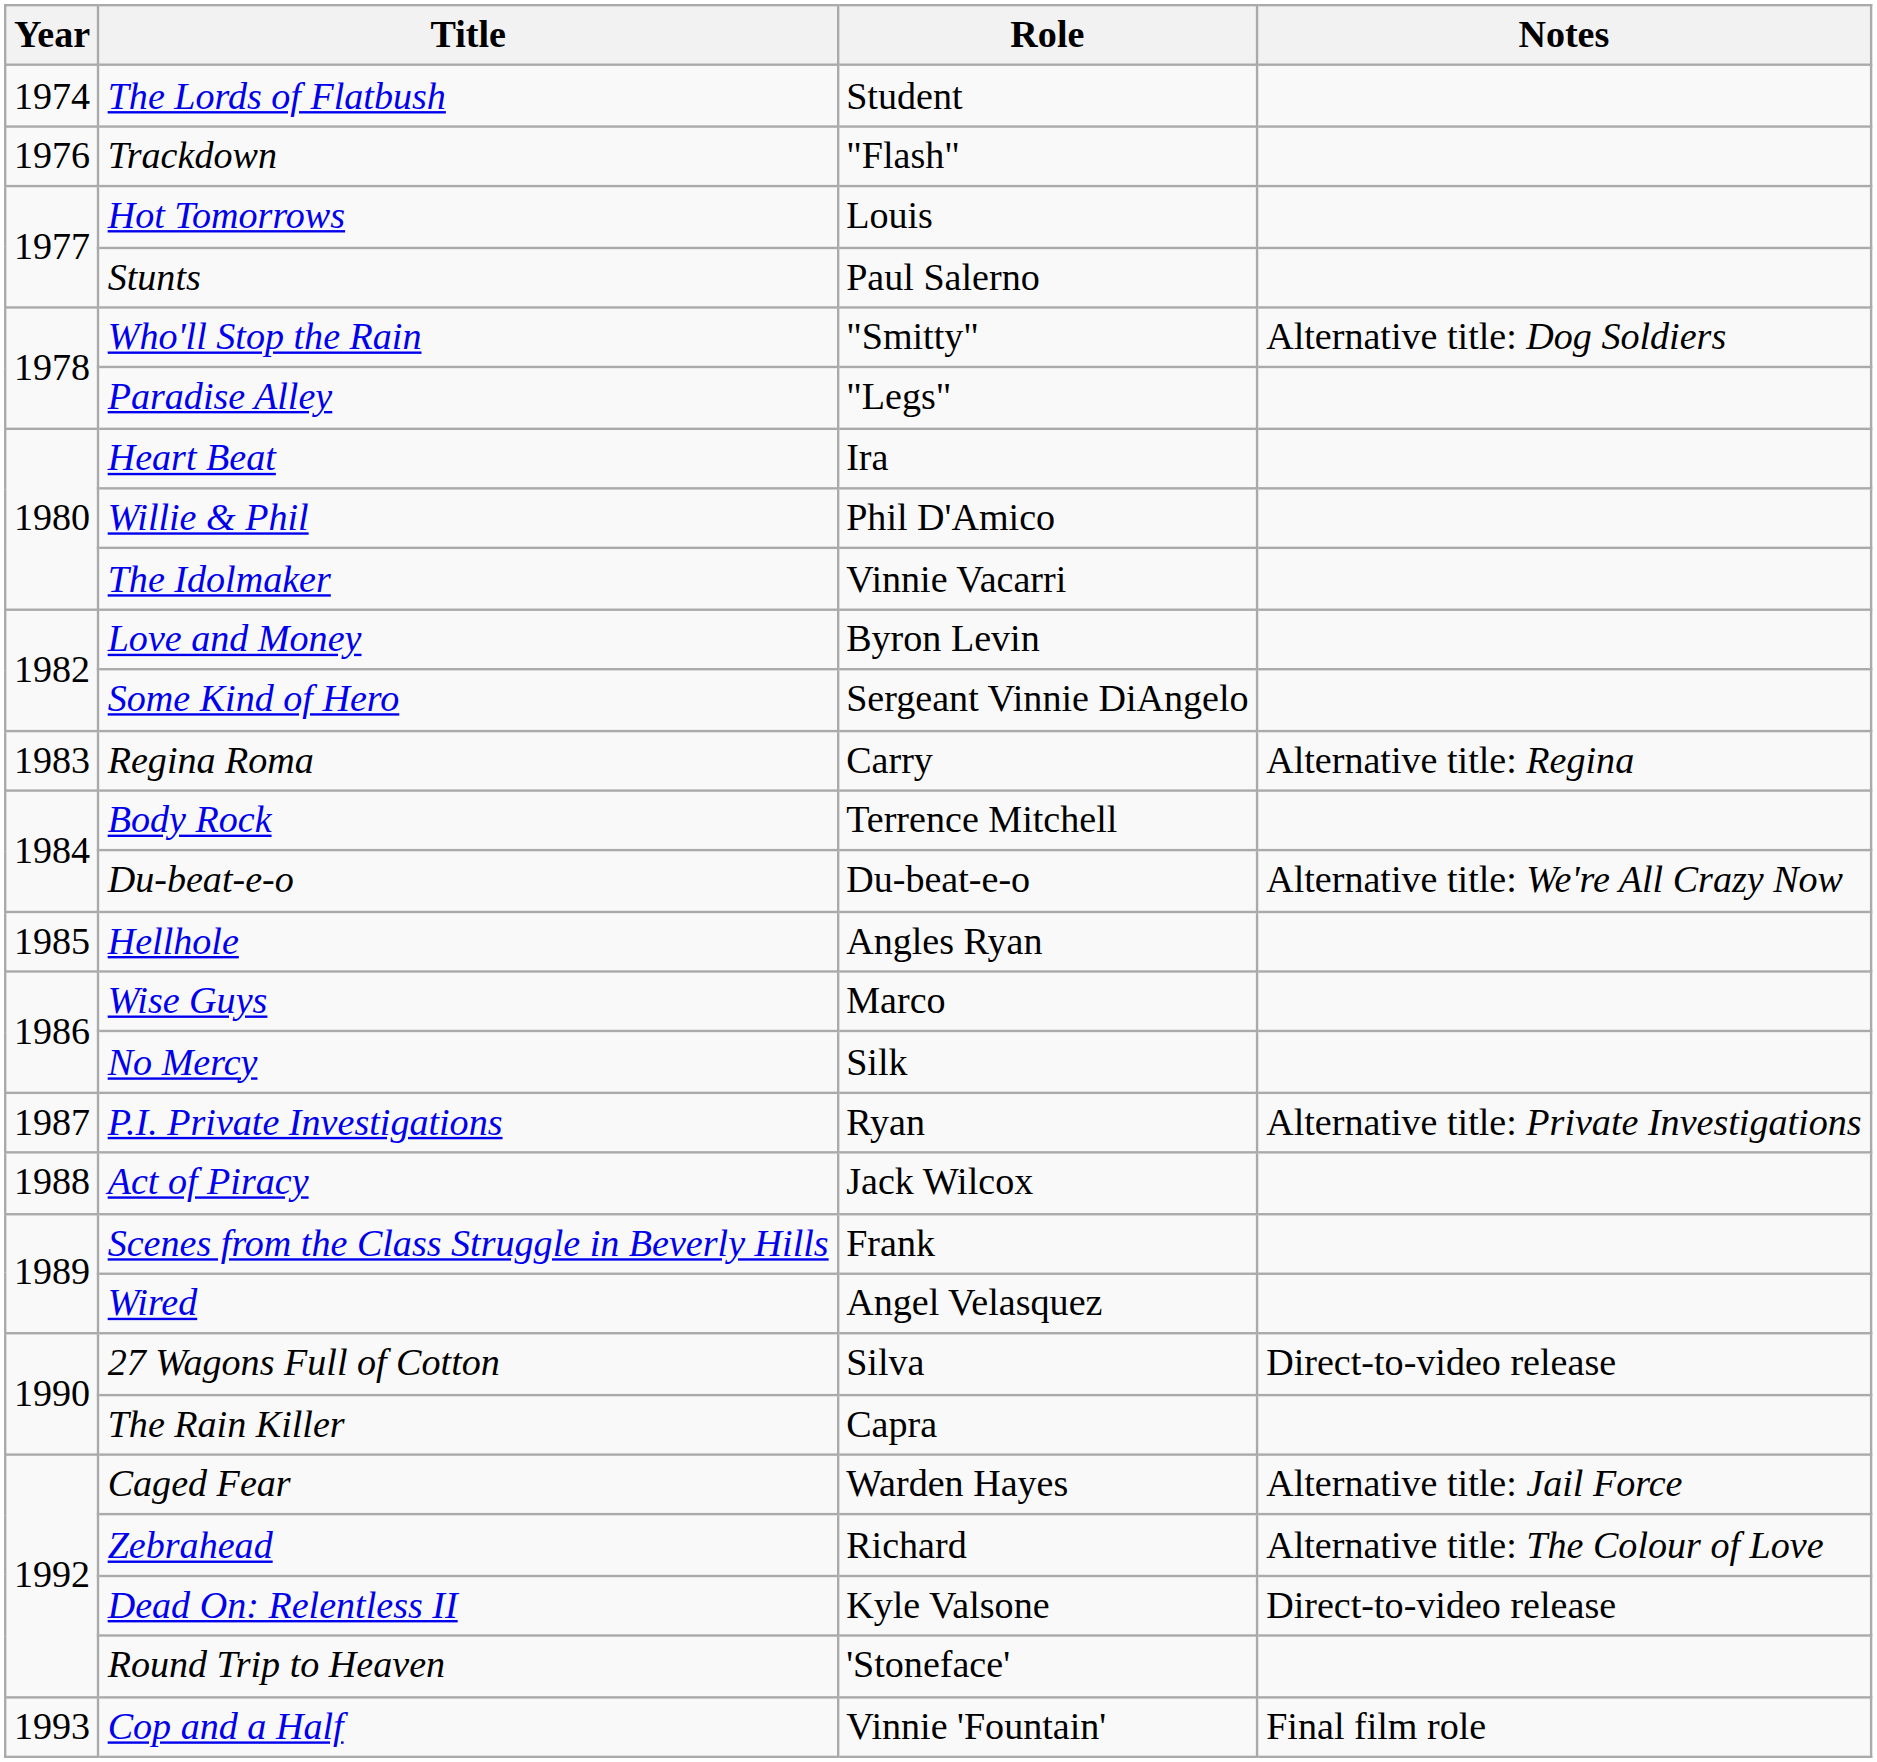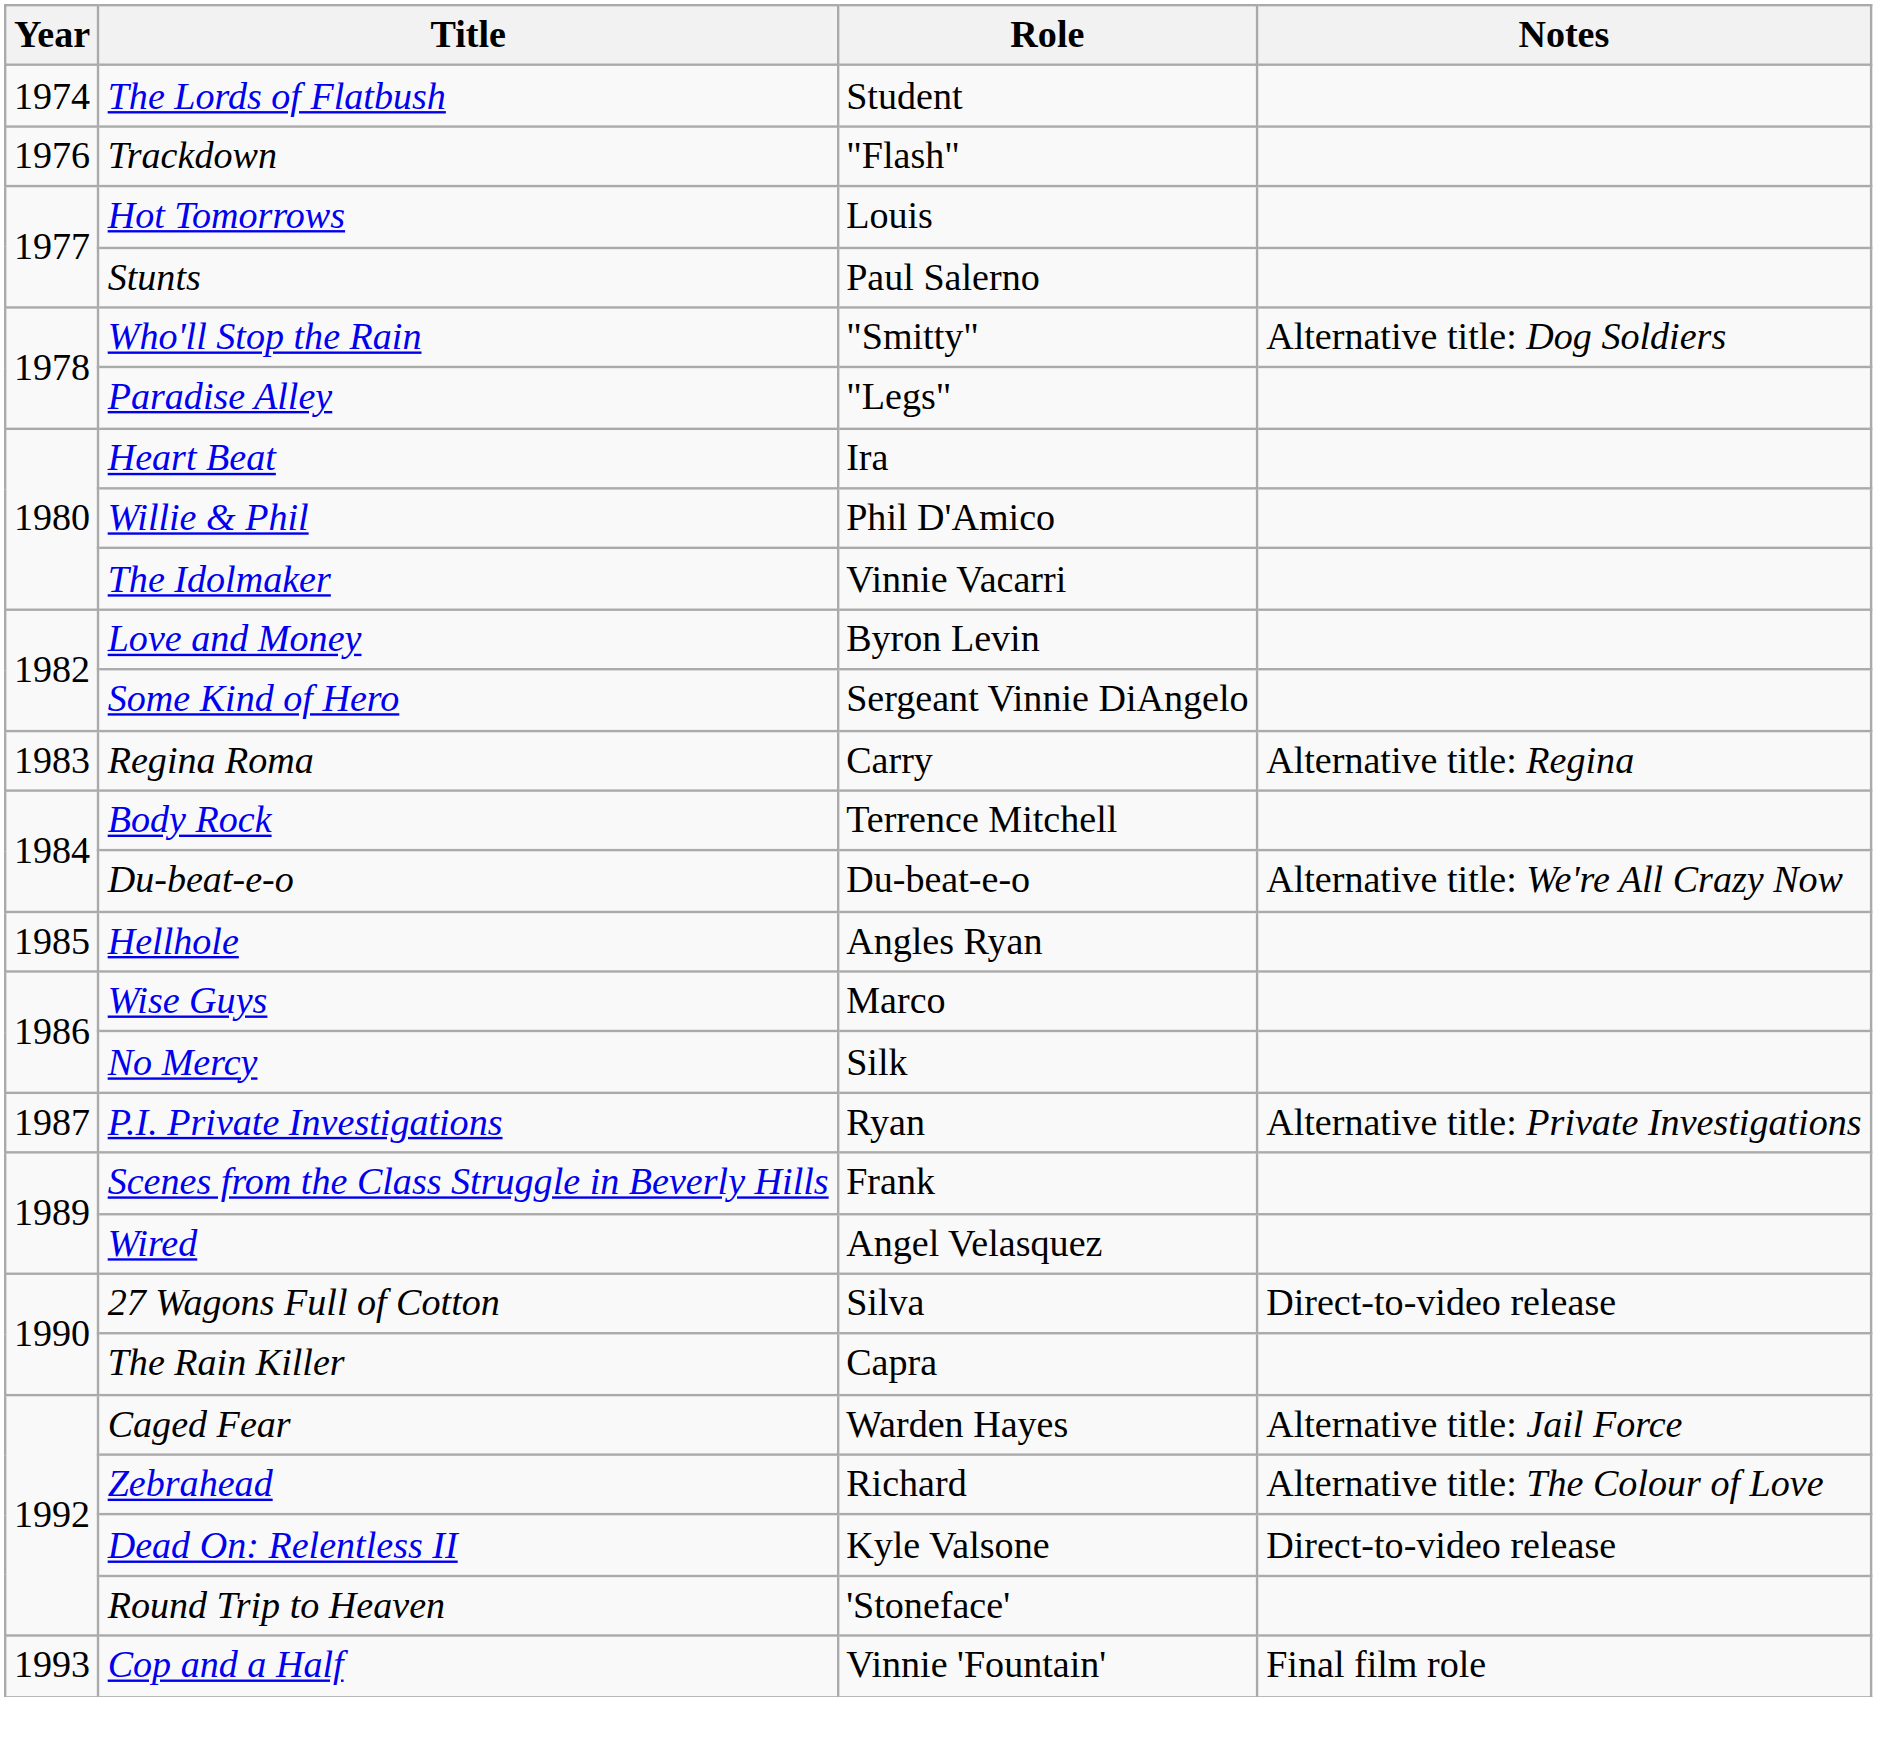- row: (208, 1182)
